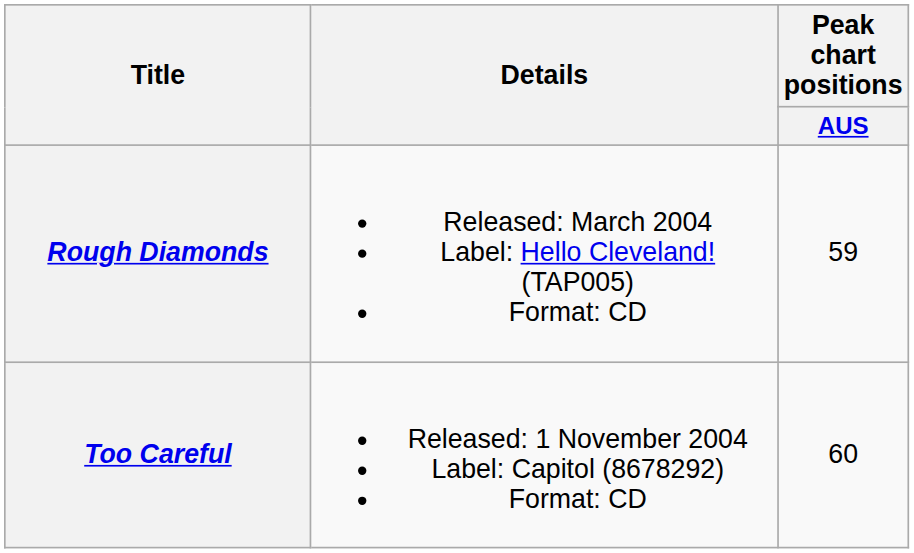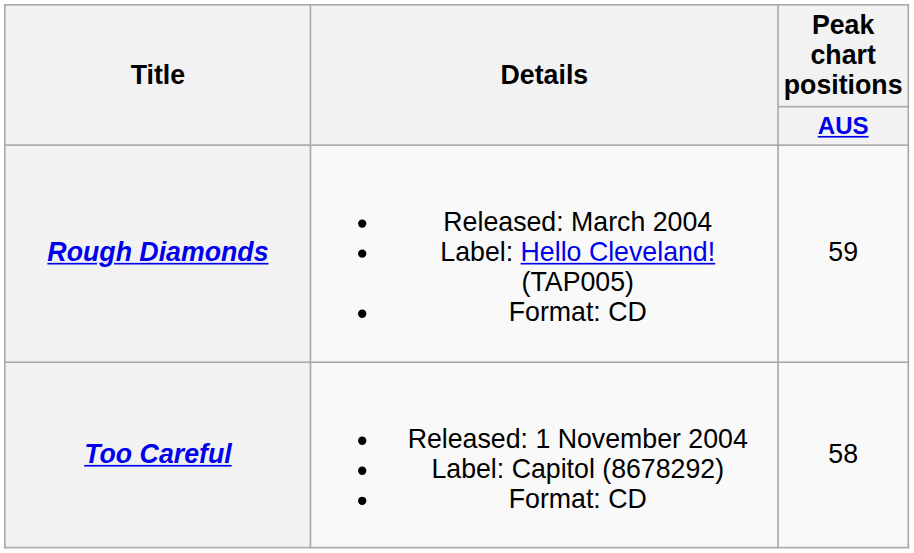(843, 454) 60 -> (843, 454) 58
